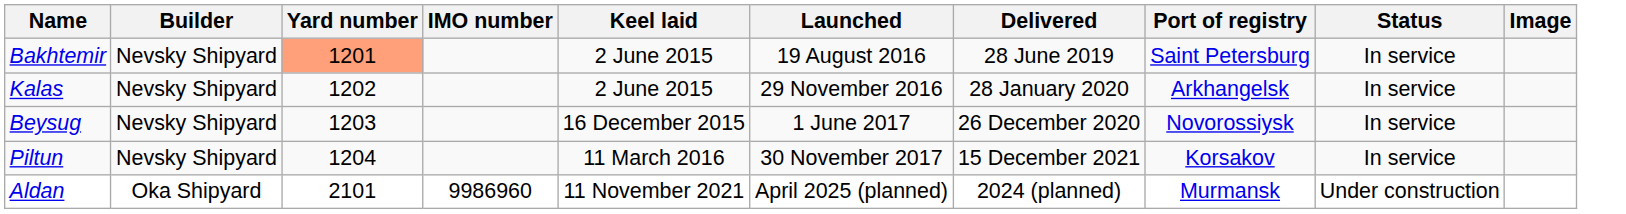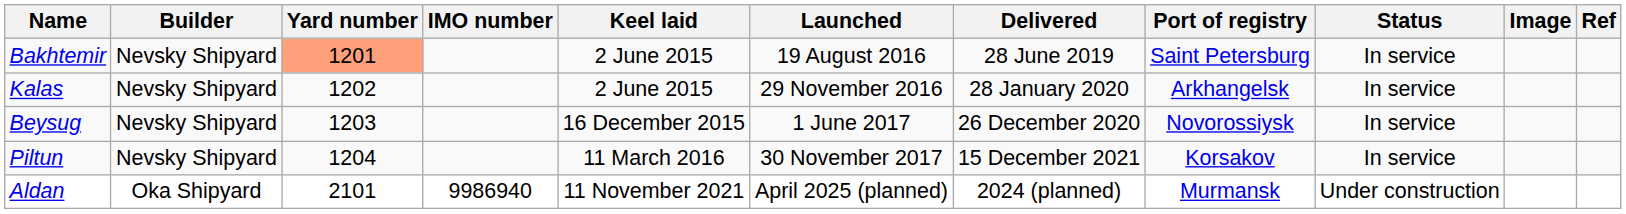+ column: (1599, 21)
(490, 191) 9986960 -> (490, 191) 9986940
